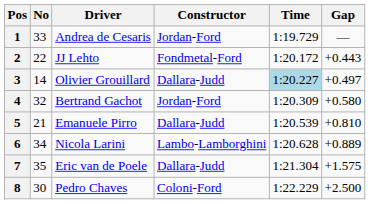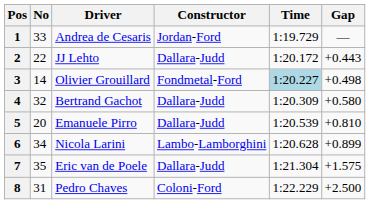(199, 58) Fondmetal-Ford -> (191, 58) Dallara-Judd
(191, 80) Dallara-Judd -> (199, 80) Fondmetal-Ford
(343, 80) +0.497 -> (343, 80) +0.498
(189, 101) Jordan-Ford -> (191, 101) Dallara-Judd
(40, 123) 21 -> (40, 123) 20
(343, 144) +0.889 -> (343, 144) +0.899
(40, 187) 30 -> (40, 187) 31
